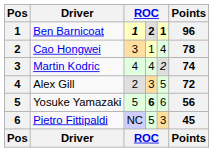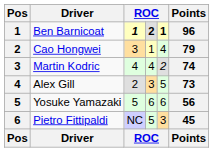(189, 48) 78 -> (189, 48) 79
(189, 84) 72 -> (189, 84) 73
(151, 102) bold -> (151, 102) normal
